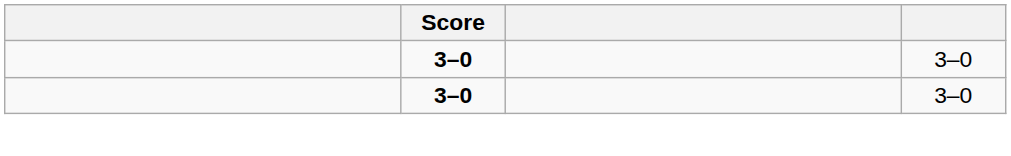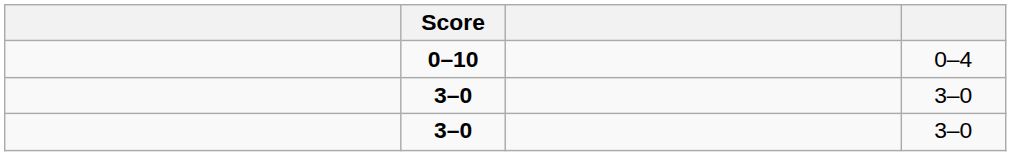+ row: (453, 58)
